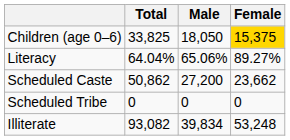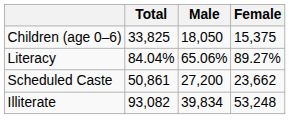(255, 37) gold background -> (255, 37) no background
(151, 59) 64.04% -> (151, 59) 84.04%
(149, 80) 50,862 -> (149, 80) 50,861
- row: (57, 102)
